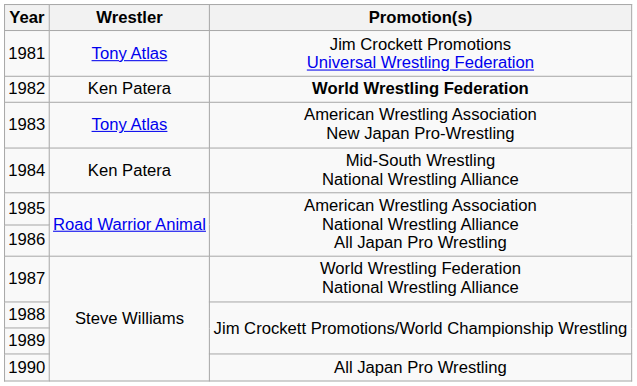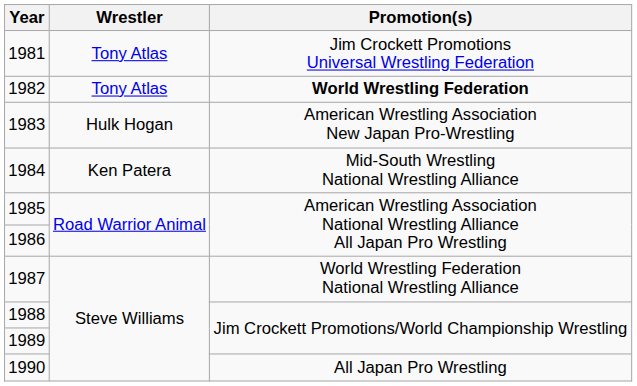(129, 89) Ken Patera -> (129, 89) Tony Atlas
(129, 124) Tony Atlas -> (129, 124) Hulk Hogan
